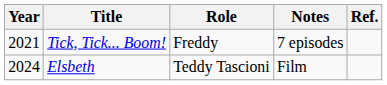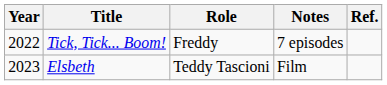(24, 42) 2021 -> (24, 42) 2022
(24, 67) 2024 -> (24, 67) 2023
